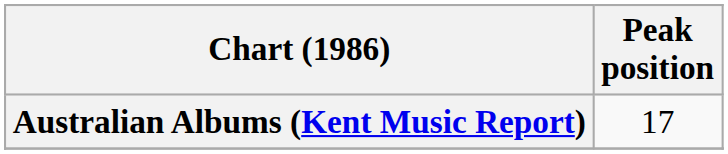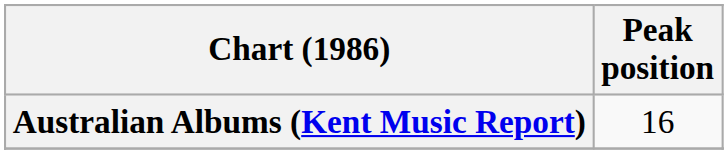(658, 121) 17 -> (658, 121) 16
